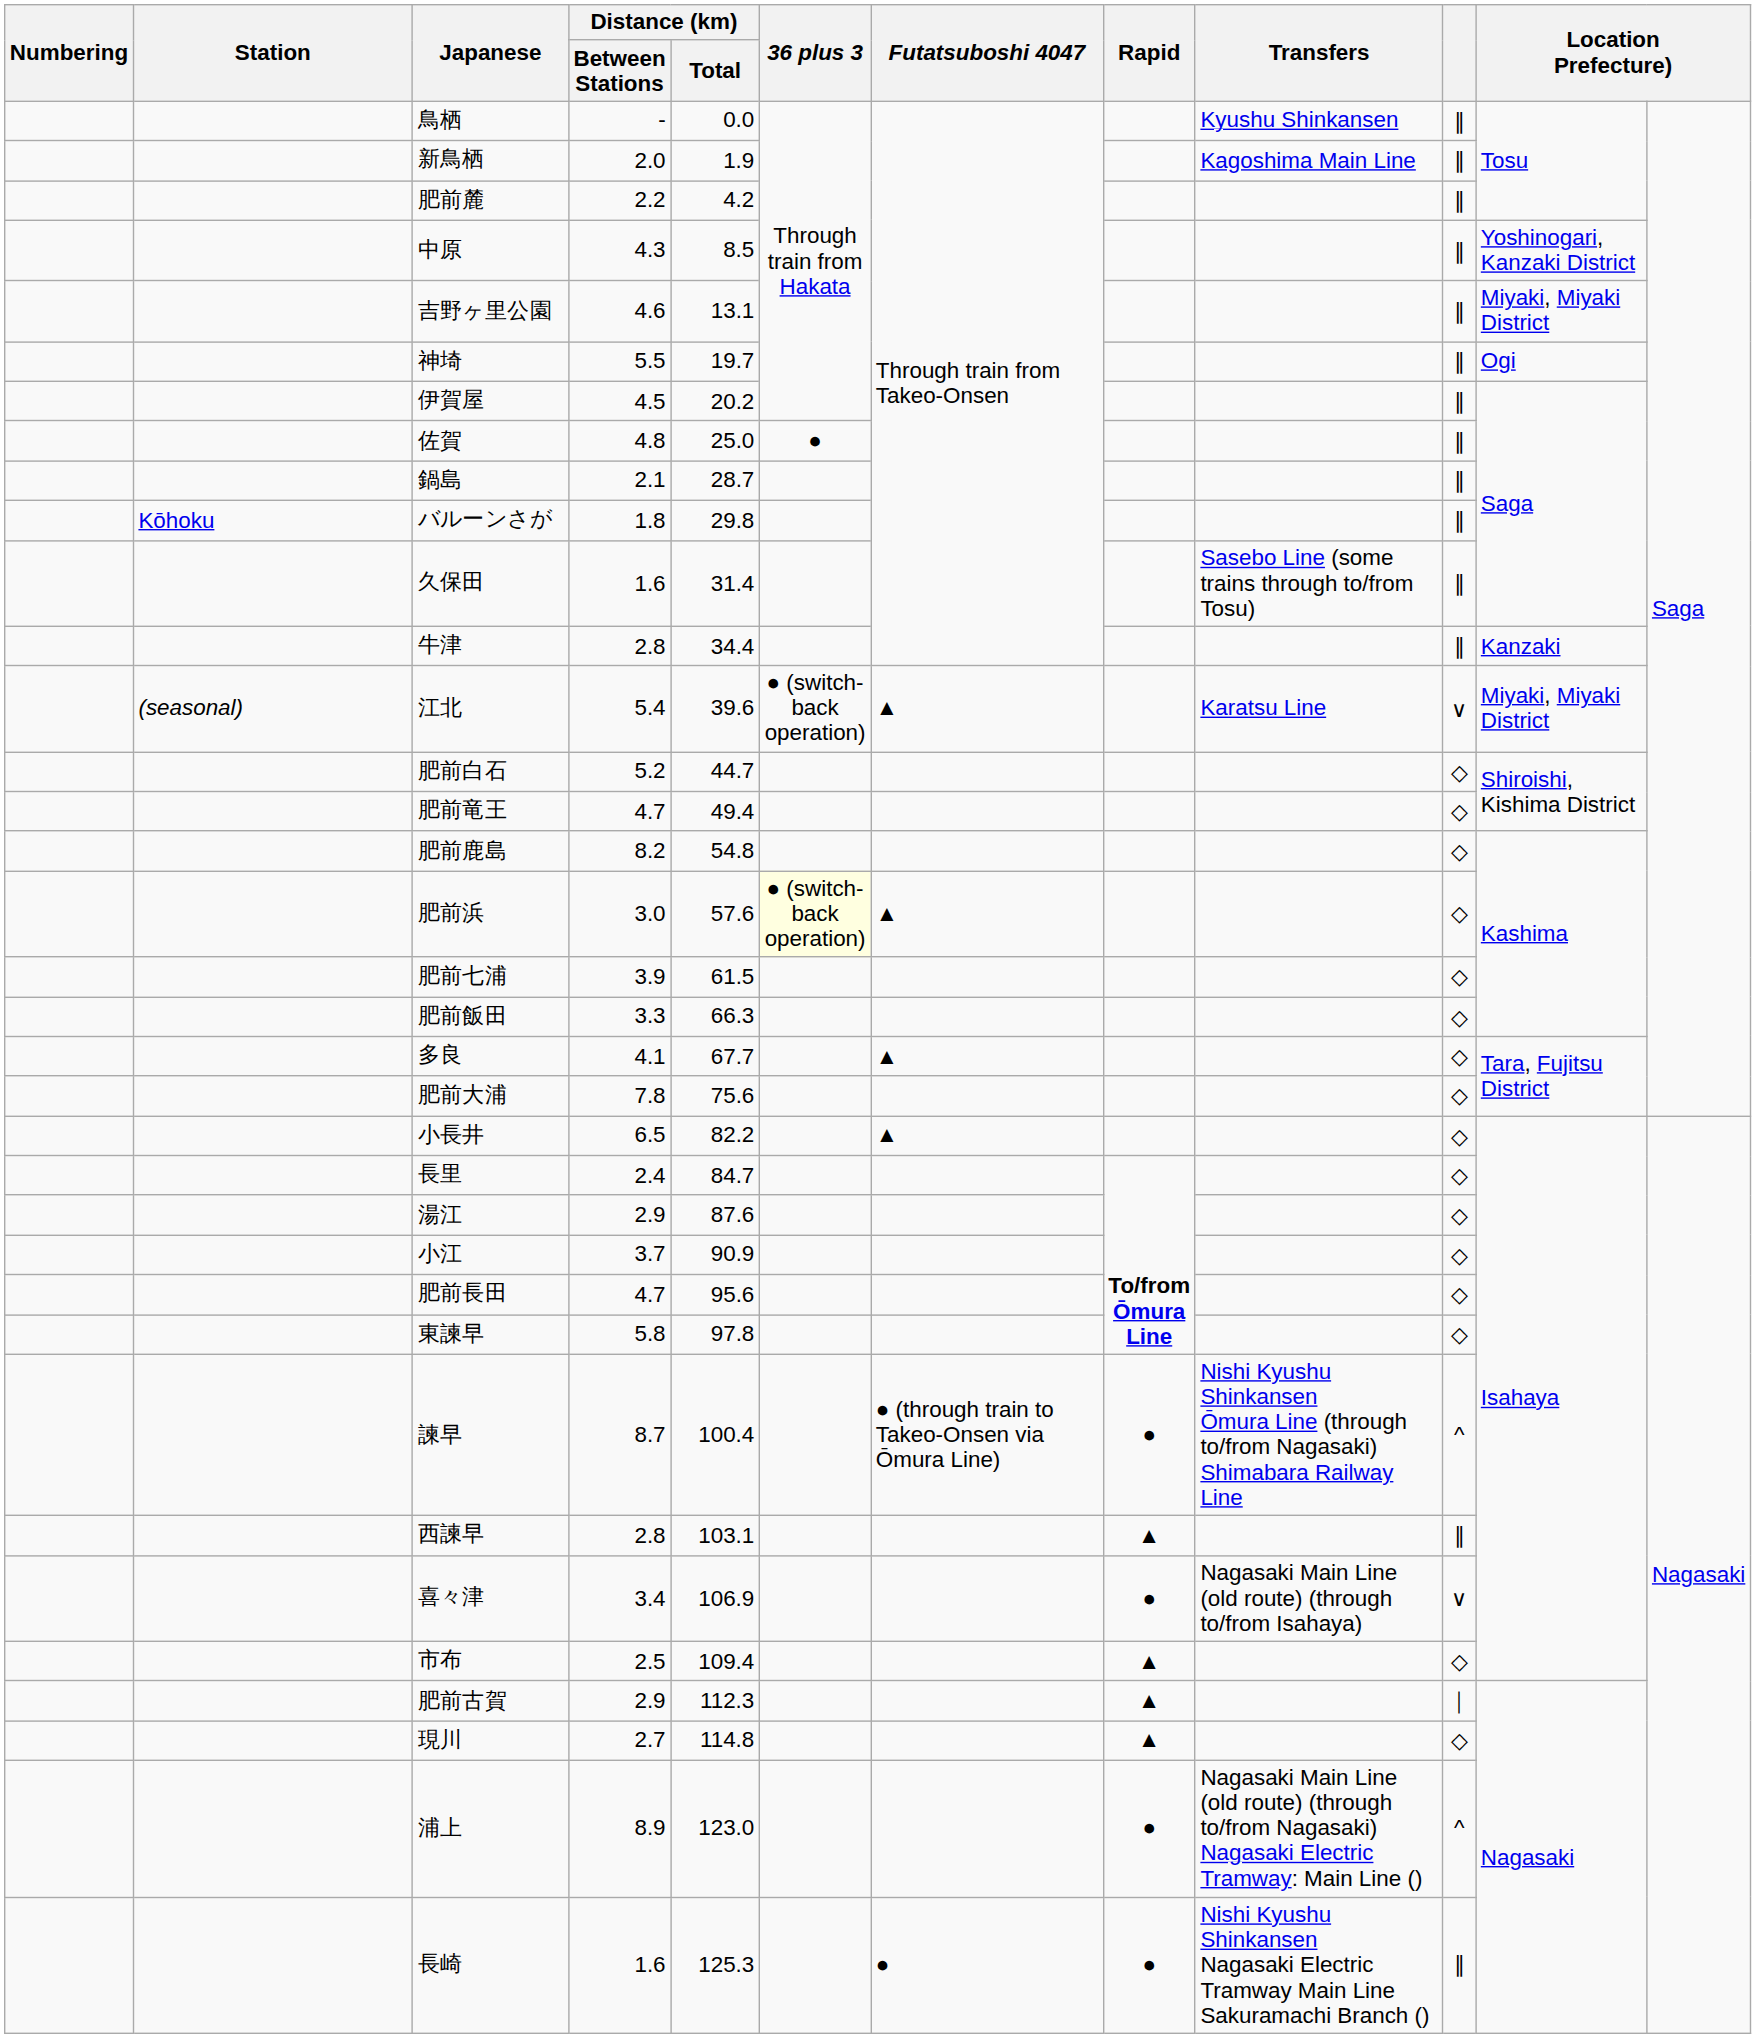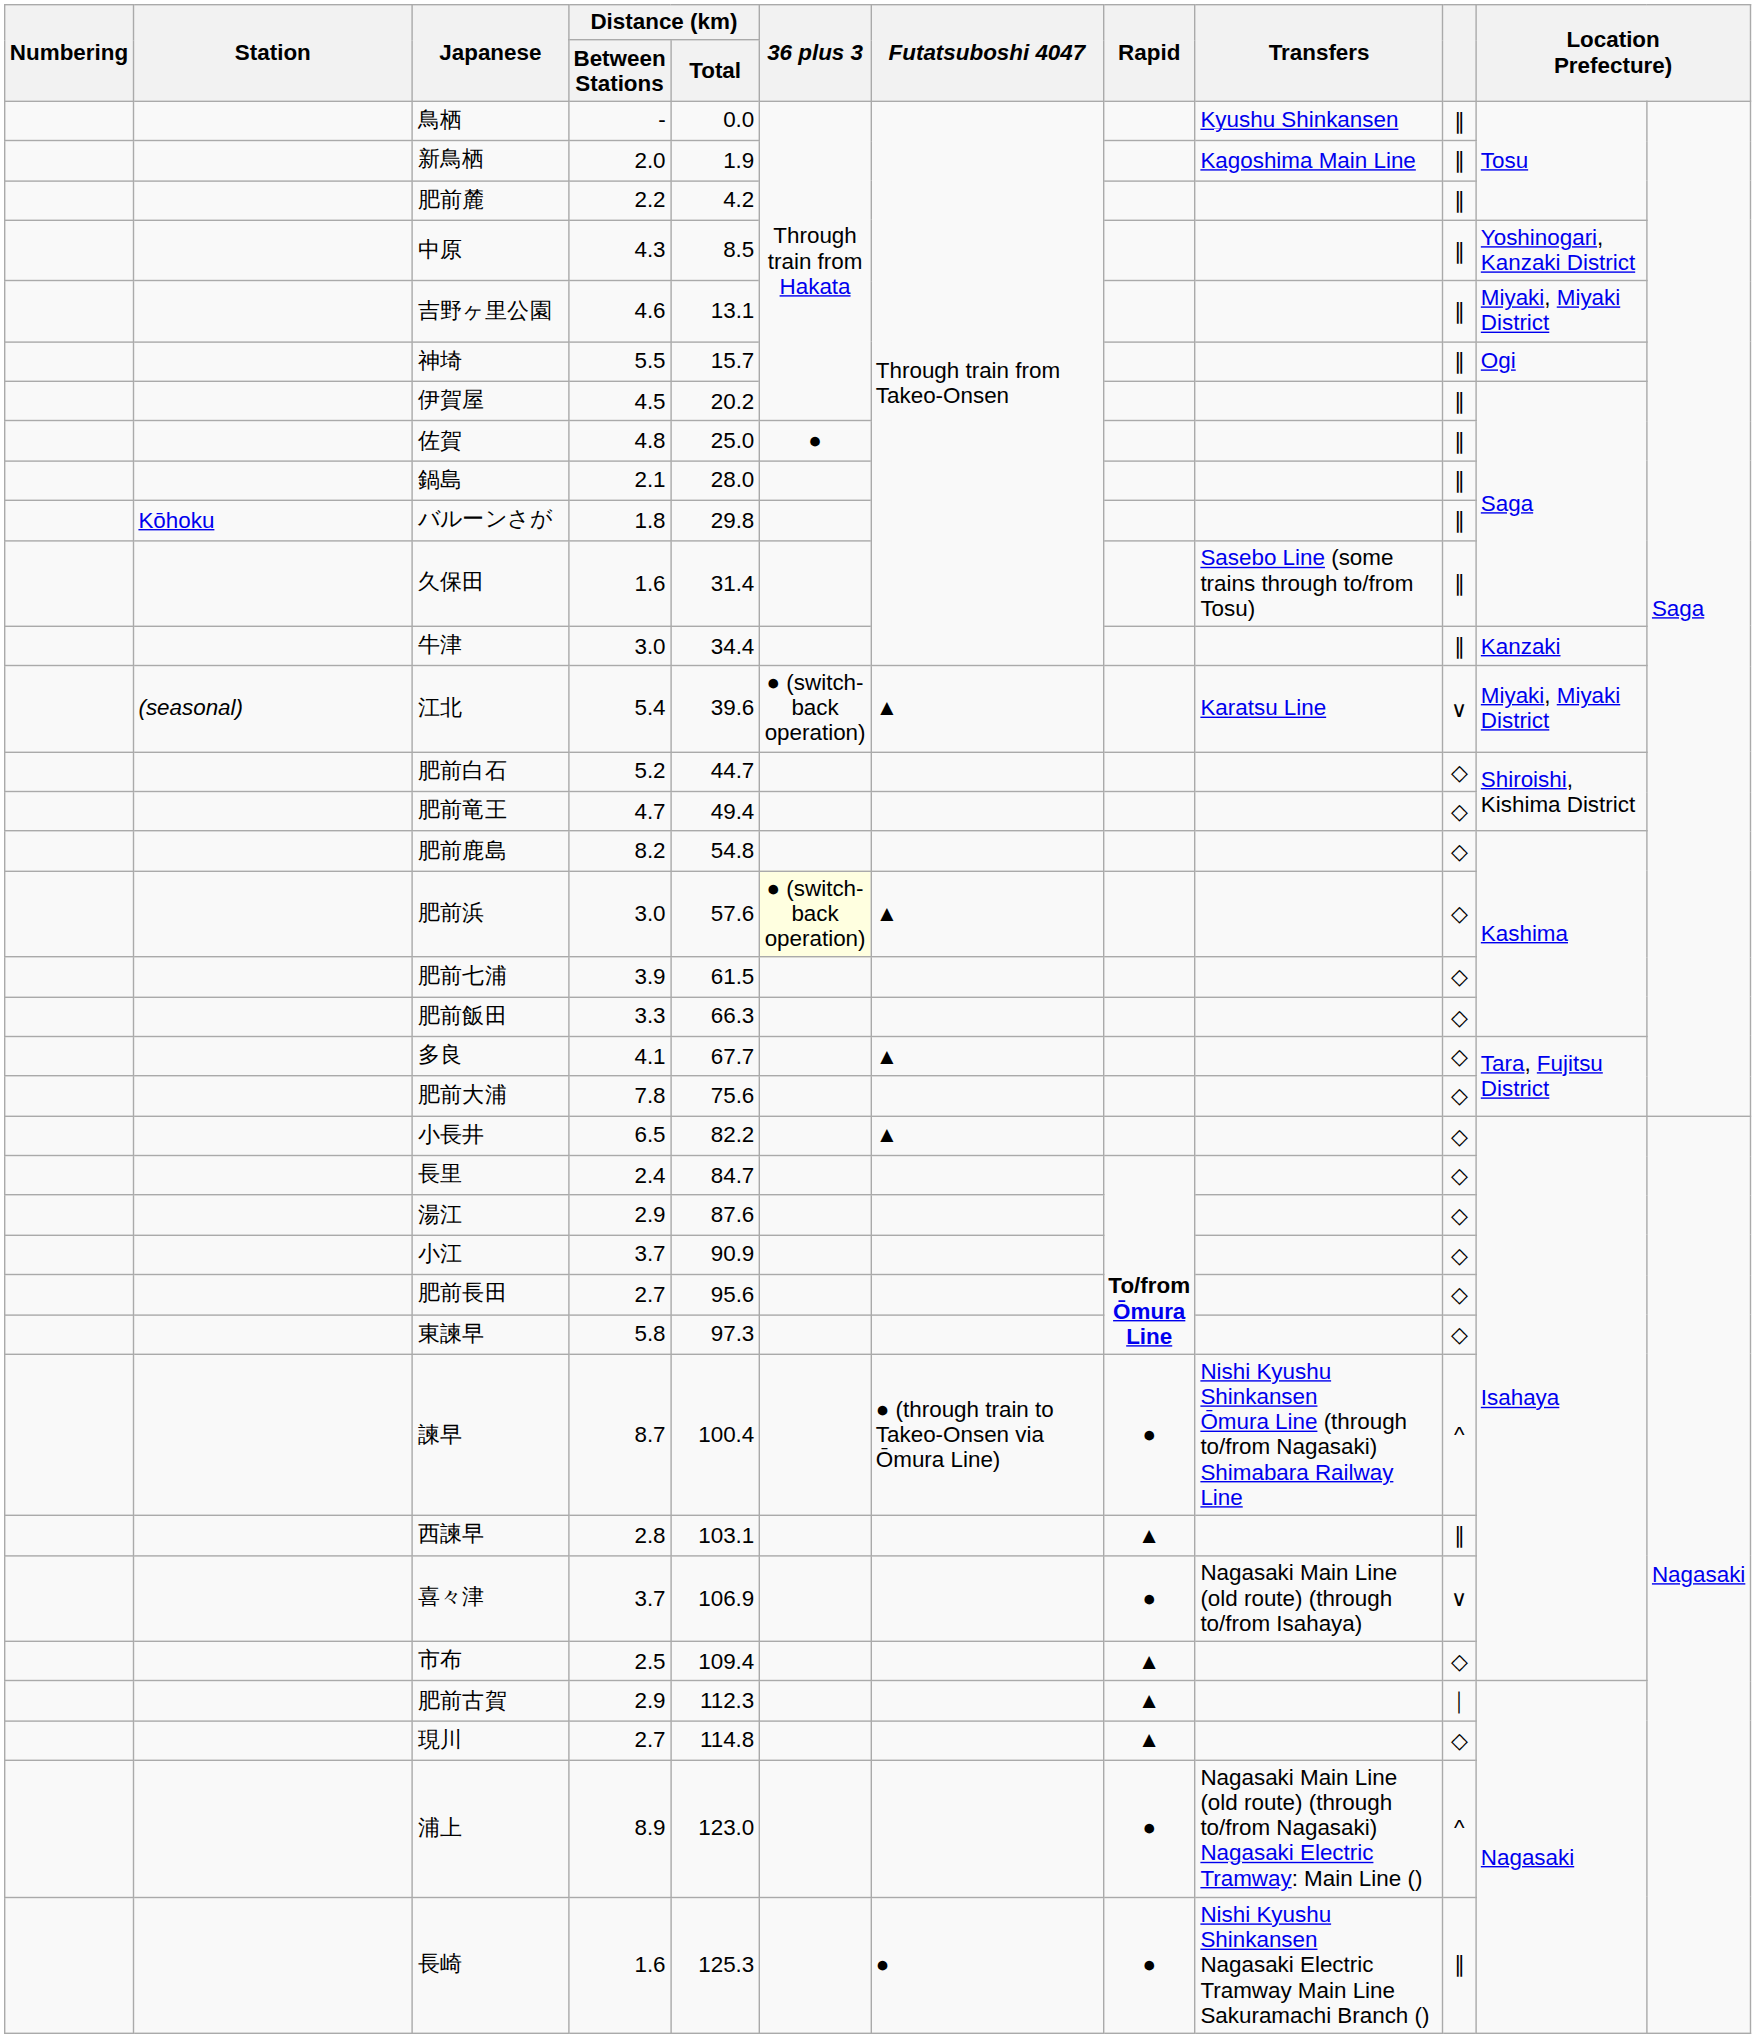(733, 361) 19.7 -> (733, 361) 15.7
(733, 480) 28.7 -> (733, 480) 28.0
(650, 645) 2.8 -> (650, 645) 3.0
(650, 1294) 4.7 -> (650, 1294) 2.7
(733, 1334) 97.8 -> (733, 1334) 97.3
(650, 1598) 3.4 -> (650, 1598) 3.7
